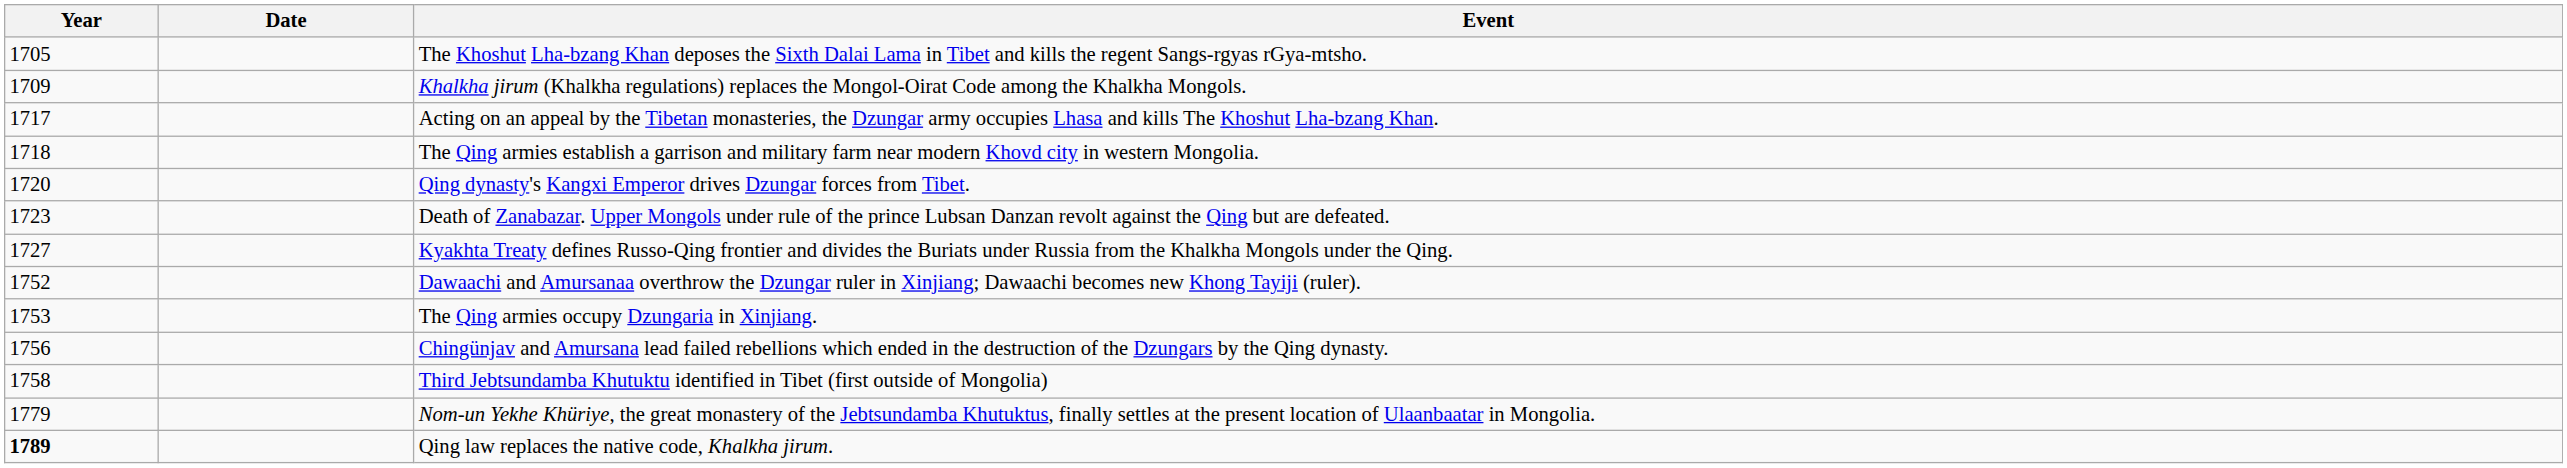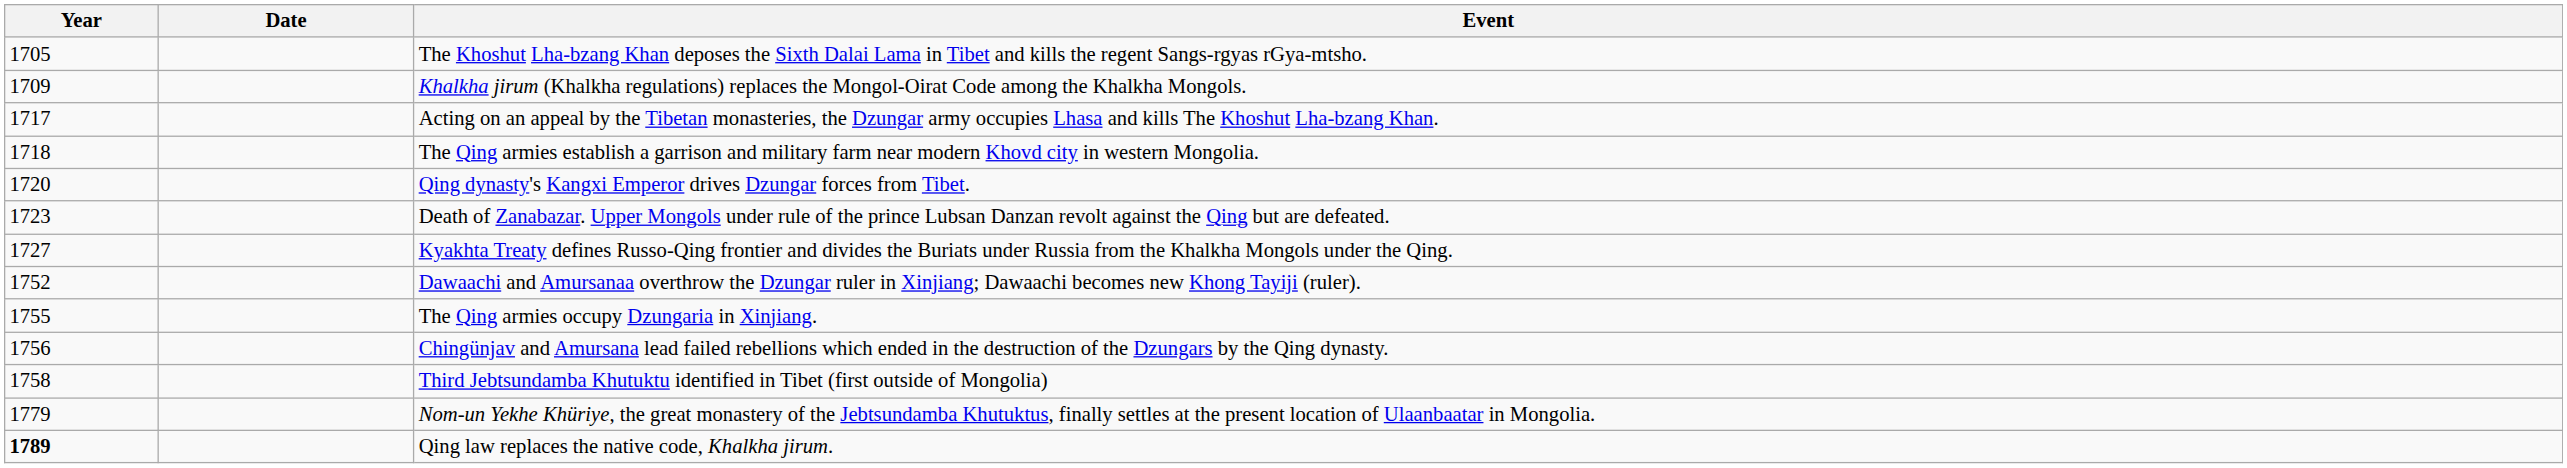(30, 315) 1753 -> (30, 315) 1755
